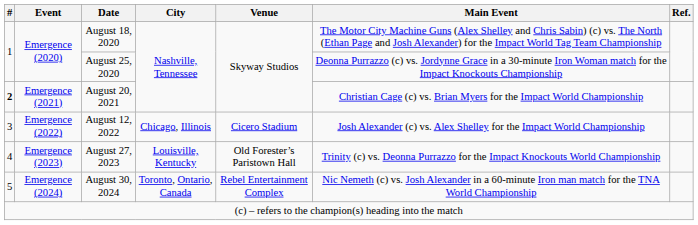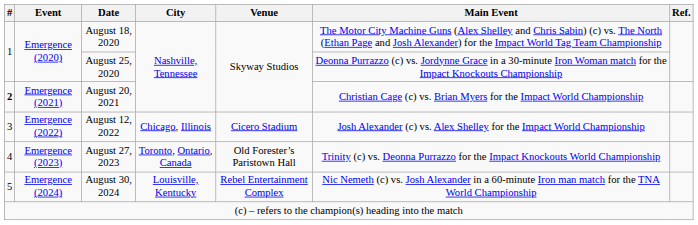(176, 156) Louisville, Kentucky -> (176, 156) Toronto, Ontario, Canada
(176, 186) Toronto, Ontario, Canada -> (176, 186) Louisville, Kentucky
